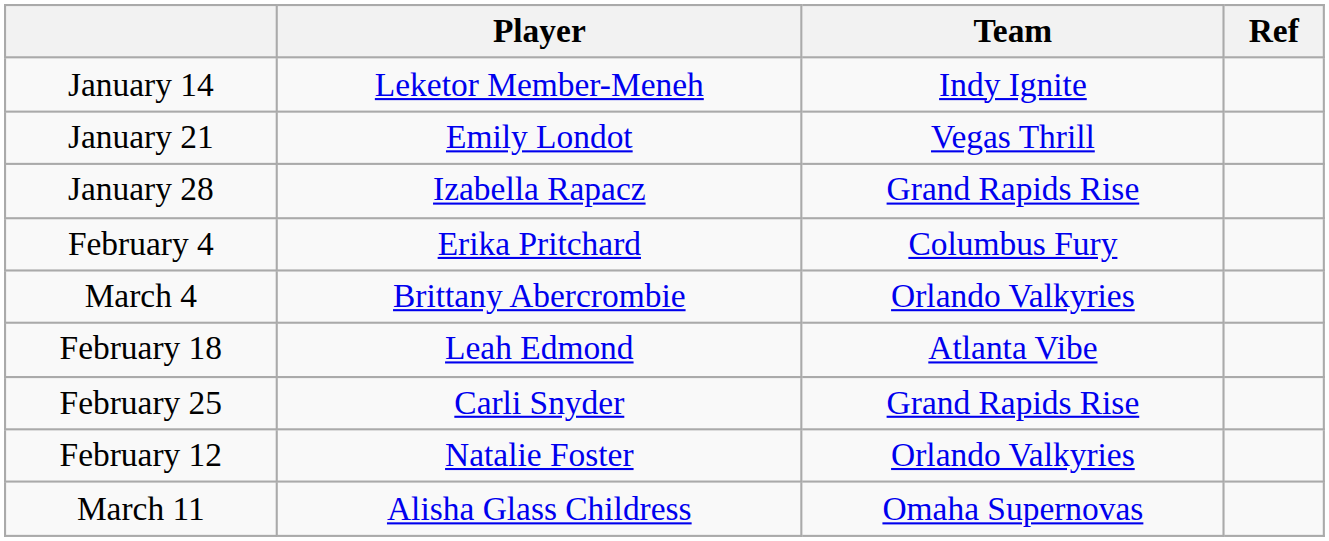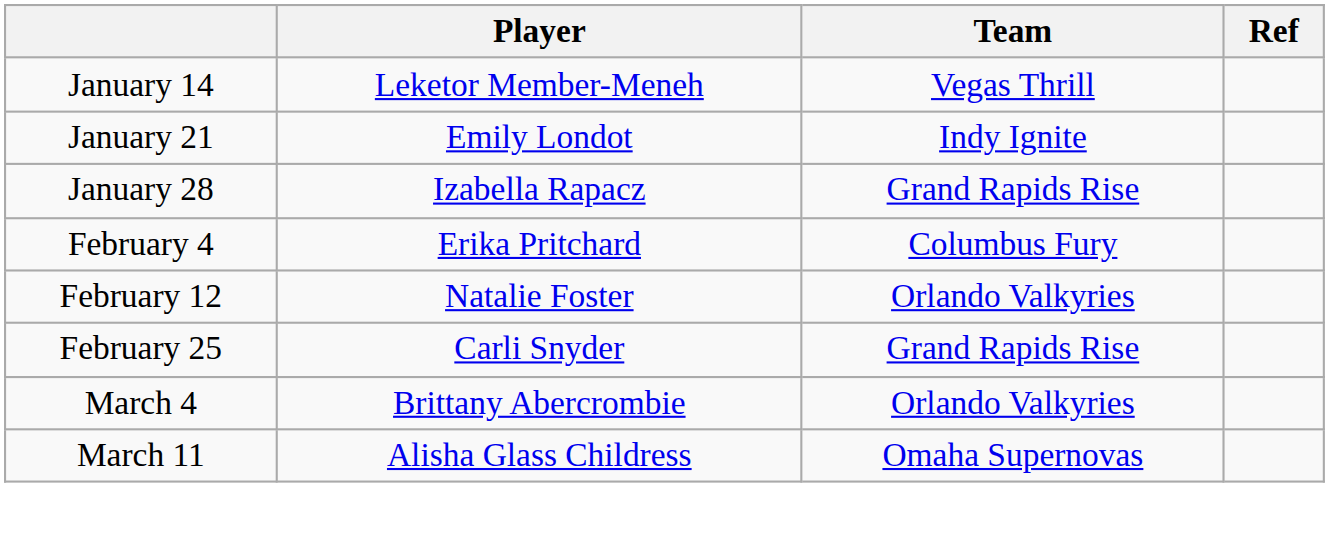(1013, 84) Indy Ignite -> (1013, 84) Vegas Thrill
(1013, 137) Vegas Thrill -> (1013, 137) Indy Ignite
rows swapped: (141, 455) <-> (141, 296)
- row: (141, 349)
